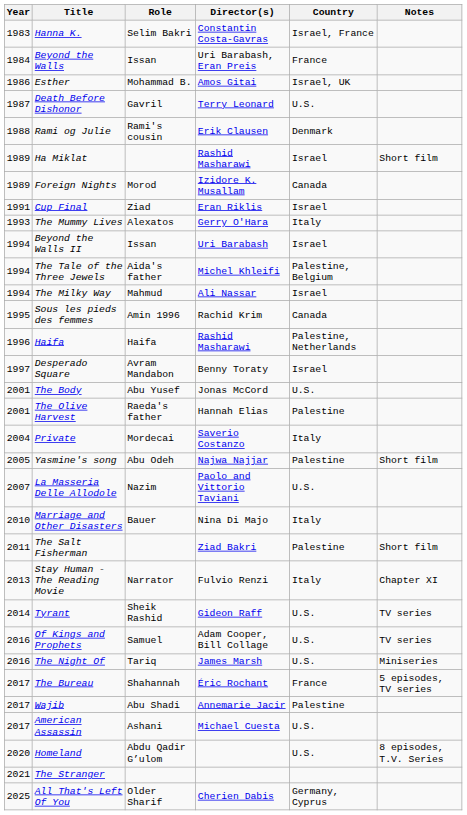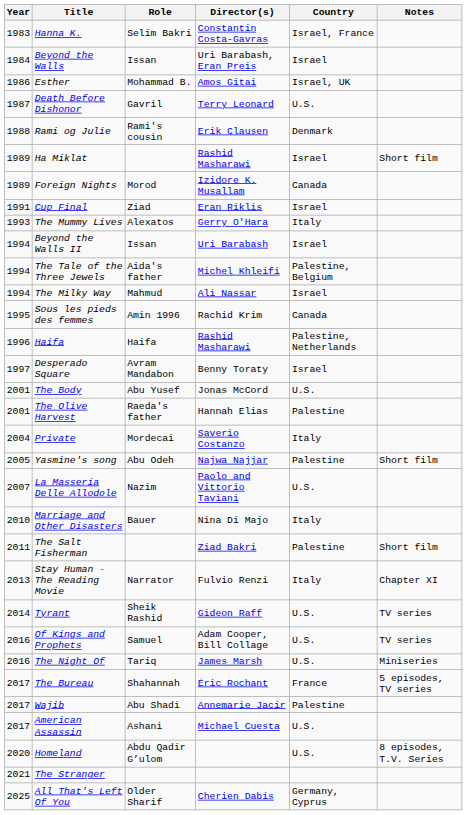(309, 61) France -> (309, 61) Israel
